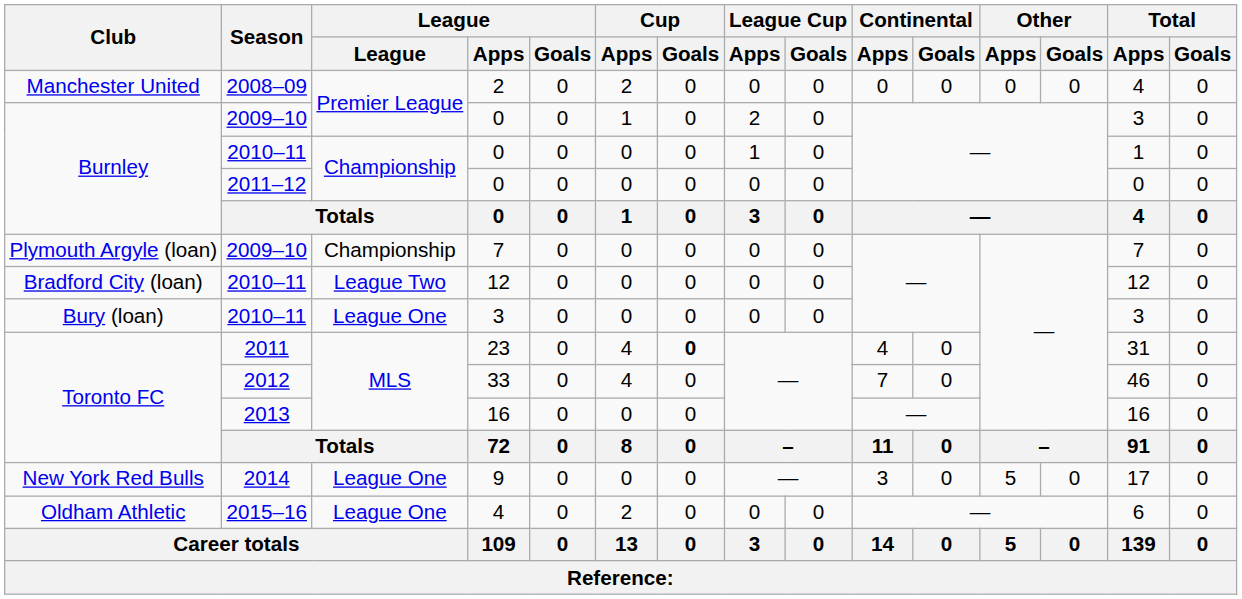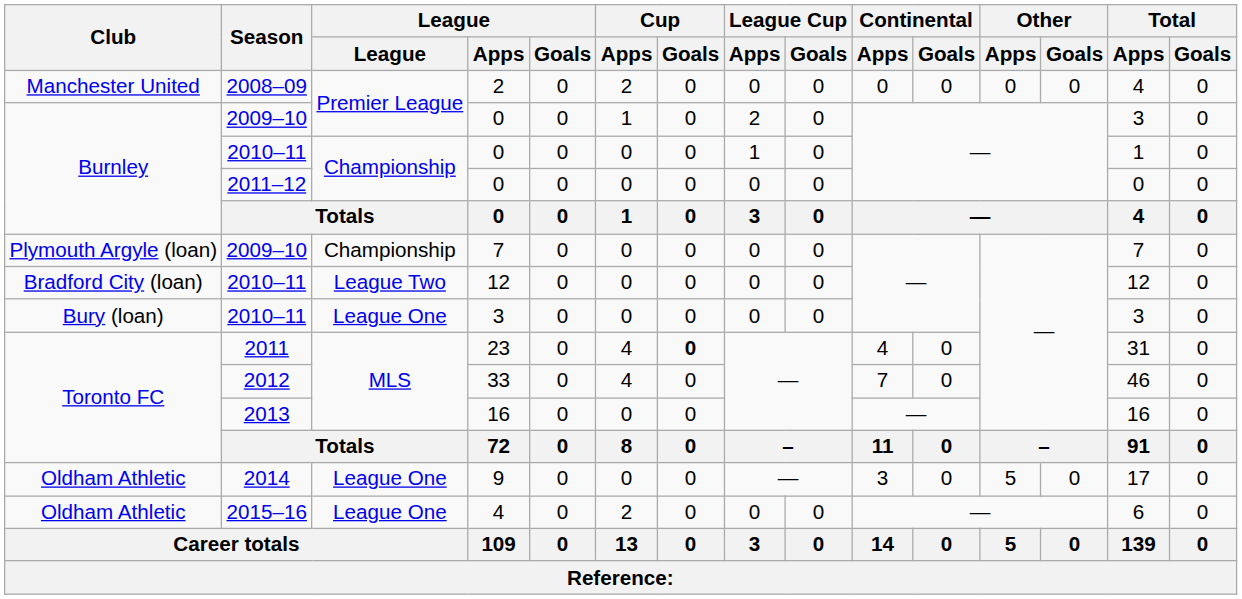(113, 479) New York Red Bulls -> (113, 479) Oldham Athletic
